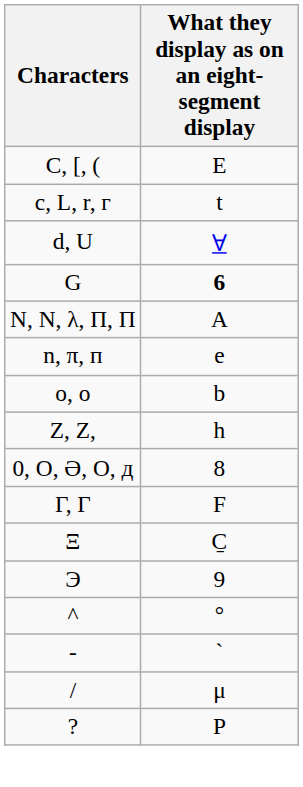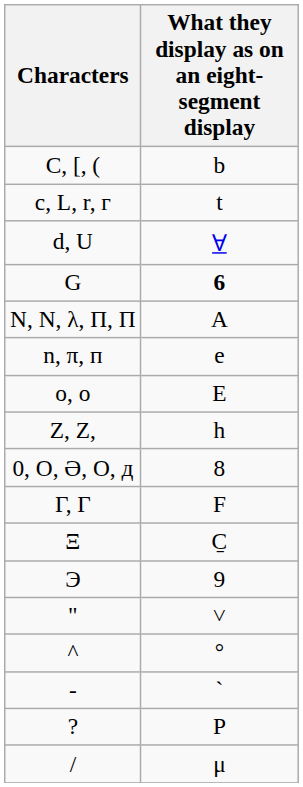(219, 165) E -> (219, 165) b
(219, 393) b -> (219, 393) E
+ row: (73, 615)
rows swapped: (73, 689) <-> (73, 726)
